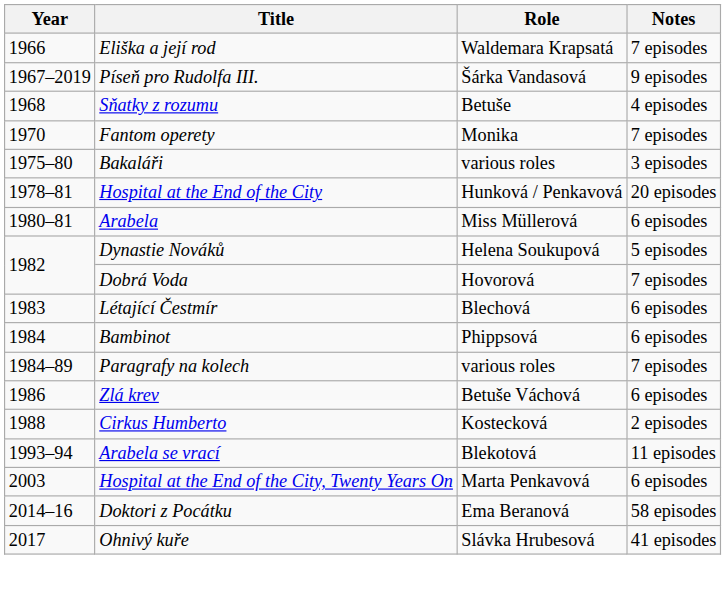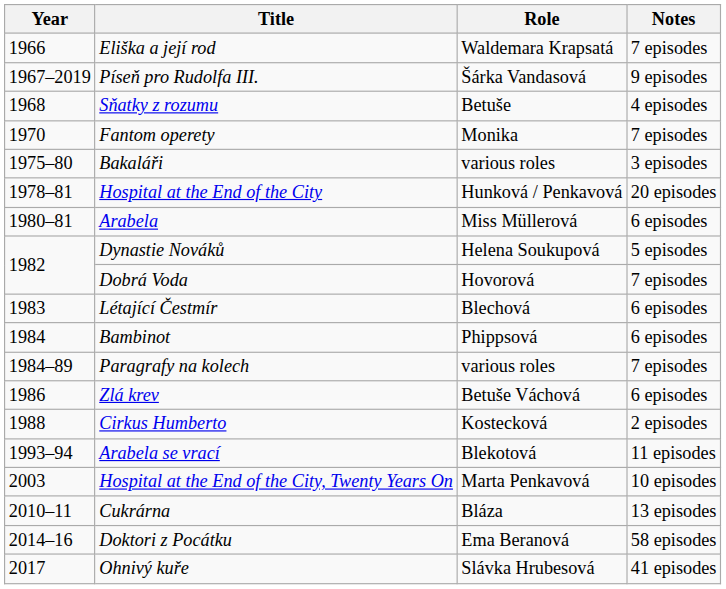(669, 481) 6 episodes -> (674, 481) 10 episodes
+ row: (135, 510)
